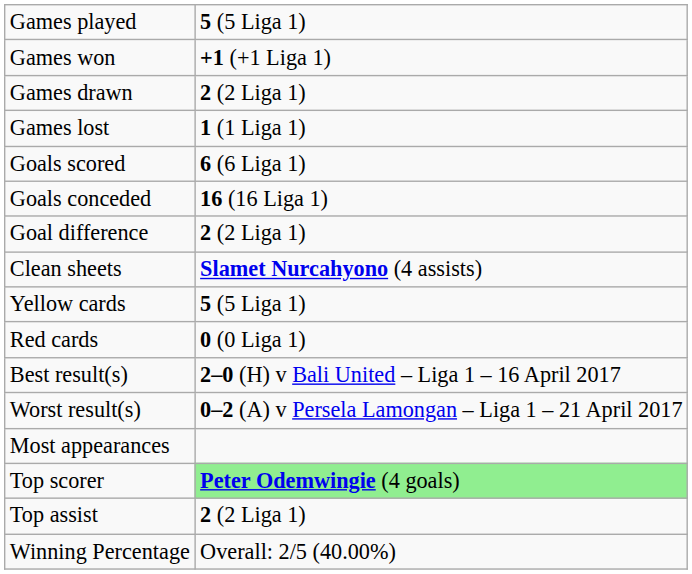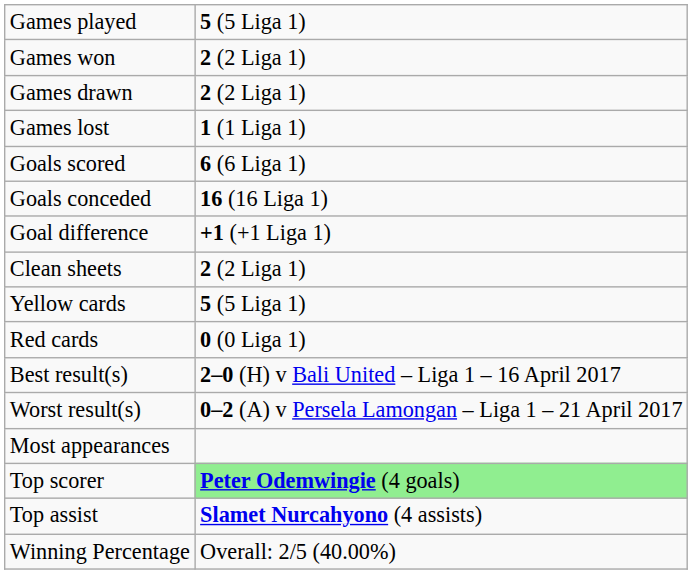(266, 57) +1 (+1 Liga 1) -> (253, 57) 2 (2 Liga 1)
(253, 233) 2 (2 Liga 1) -> (266, 233) +1 (+1 Liga 1)
(341, 269) Slamet Nurcahyono (4 assists) -> (253, 269) 2 (2 Liga 1)
(253, 515) 2 (2 Liga 1) -> (341, 515) Slamet Nurcahyono (4 assists)
